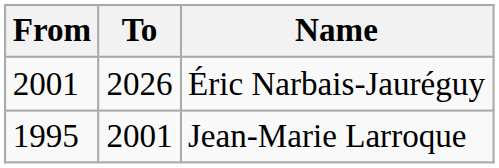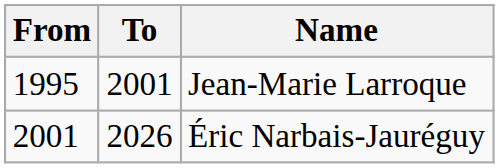rows swapped: (327, 135) <-> (336, 83)
